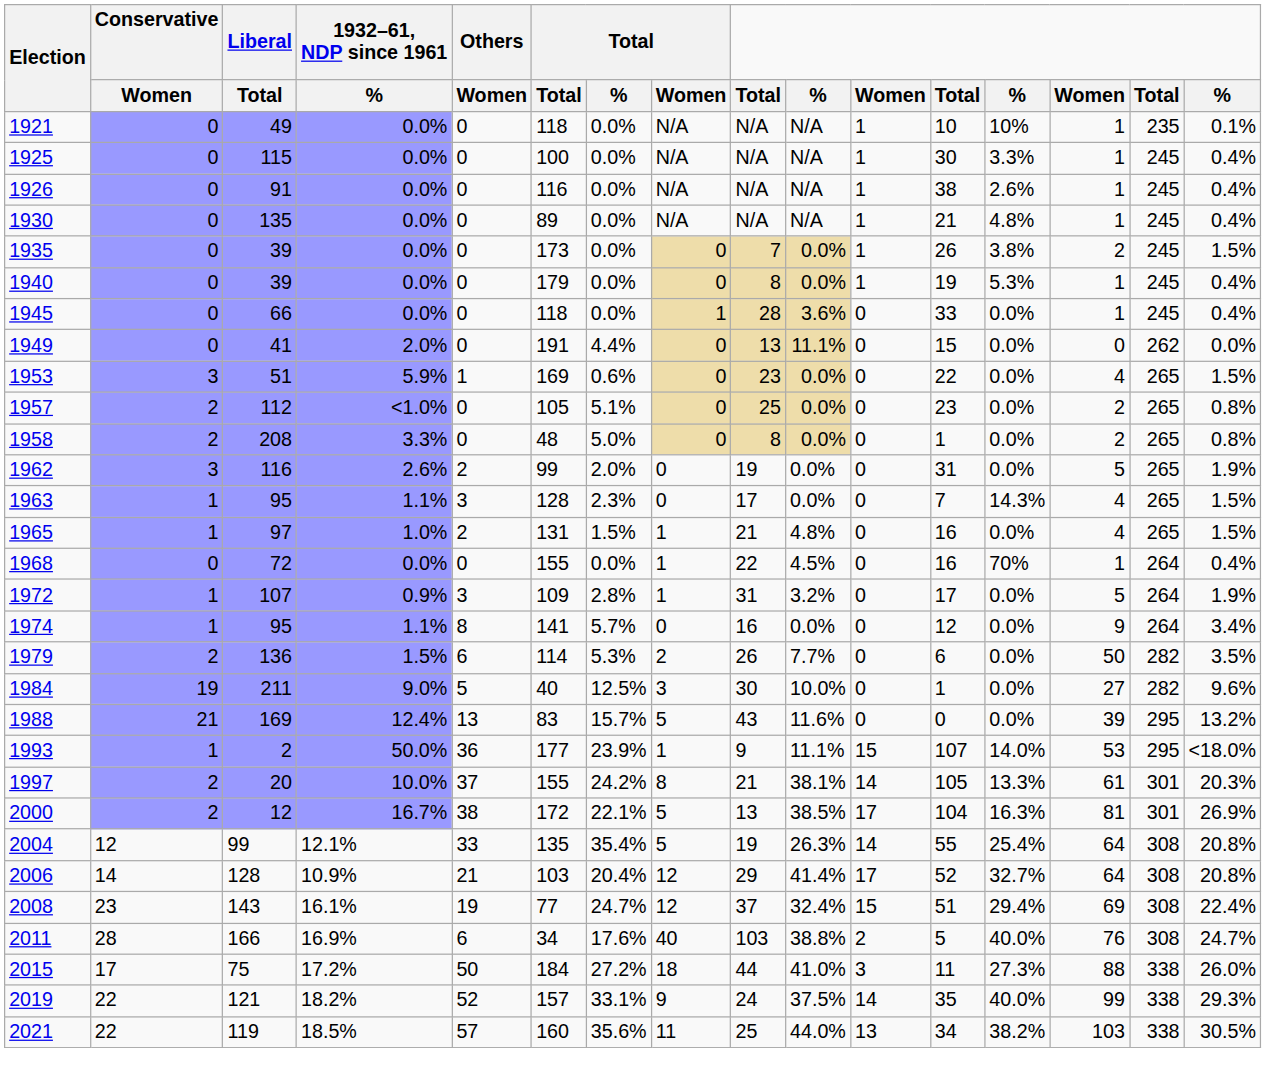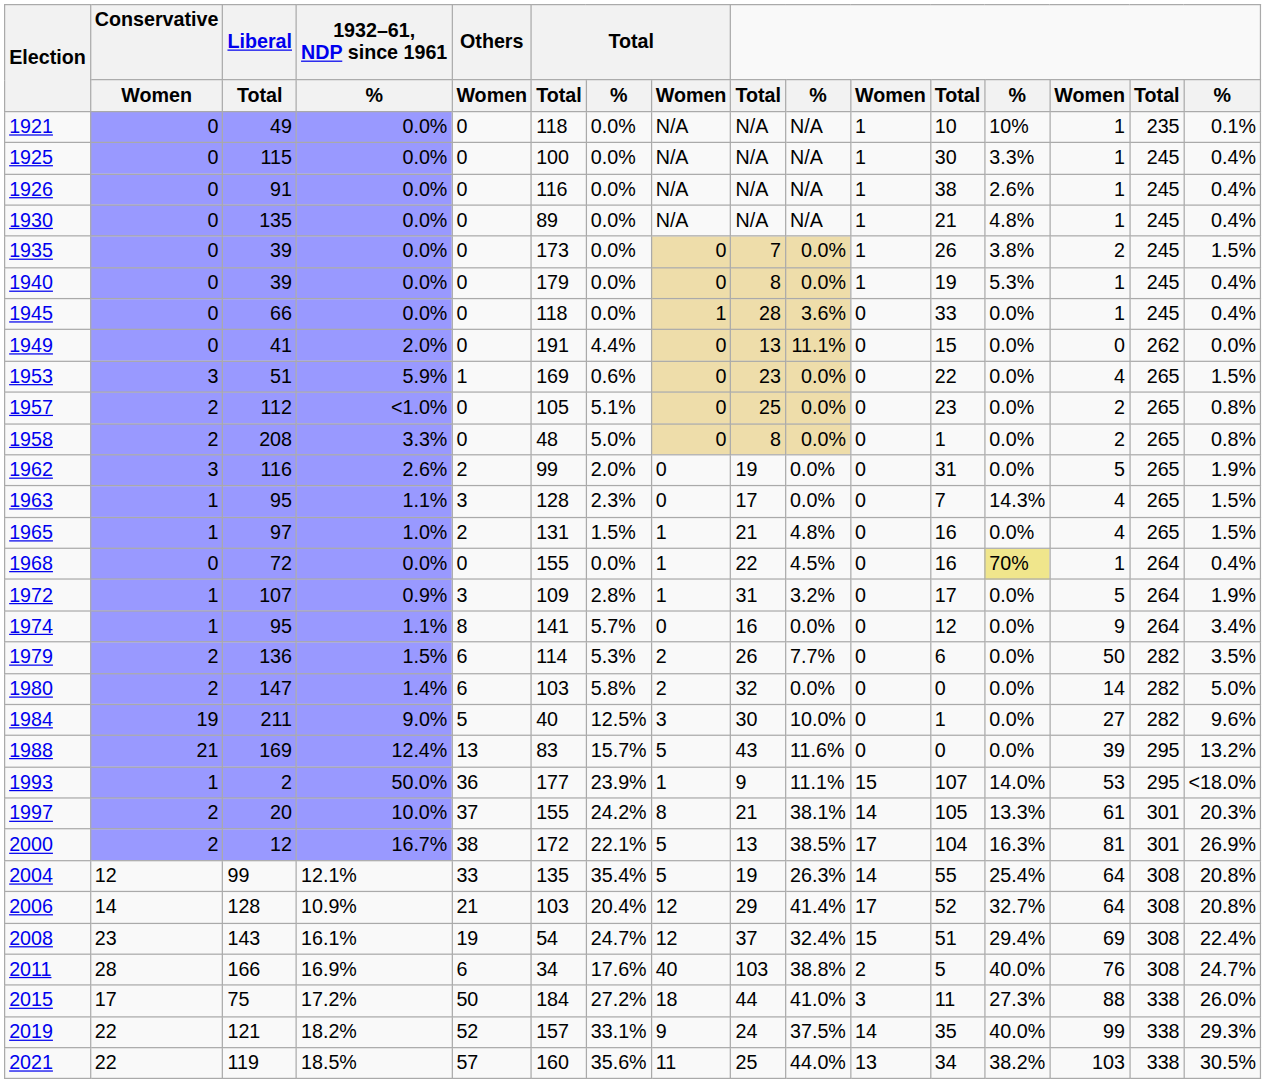(1009, 563) no background -> (1009, 563) khaki background
+ row: (31, 688)
(547, 907) 77 -> (547, 938) 54
